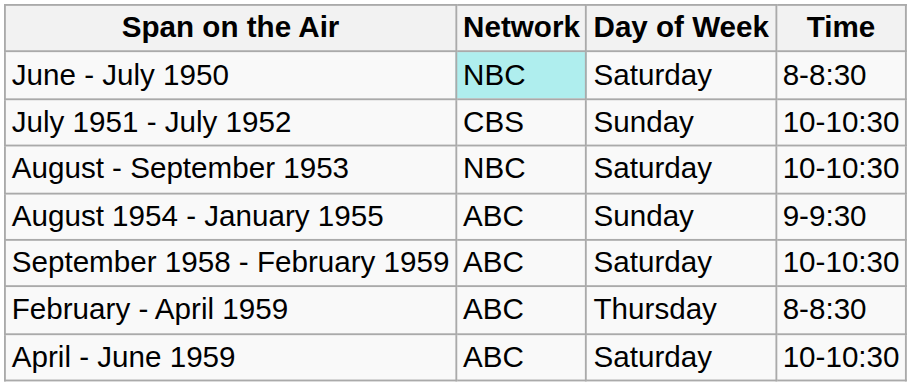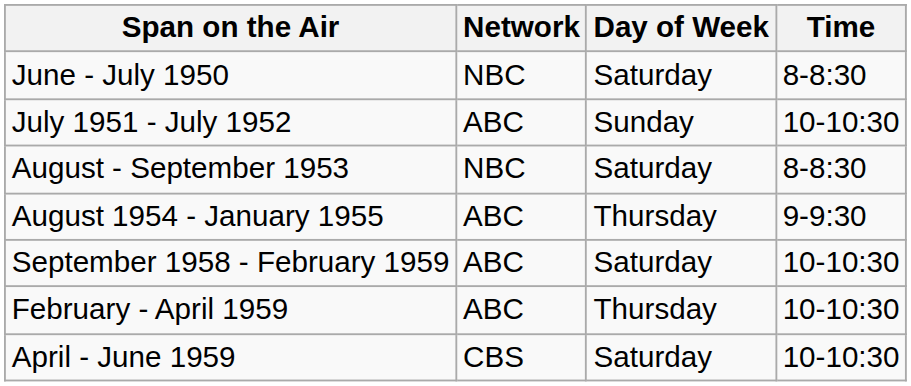(494, 74) paleturquoise background -> (494, 74) no background
(494, 121) CBS -> (494, 121) ABC
(841, 168) 10-10:30 -> (825, 168) 8-8:30
(644, 215) Sunday -> (655, 215) Thursday
(825, 309) 8-8:30 -> (841, 309) 10-10:30
(494, 356) ABC -> (494, 356) CBS
